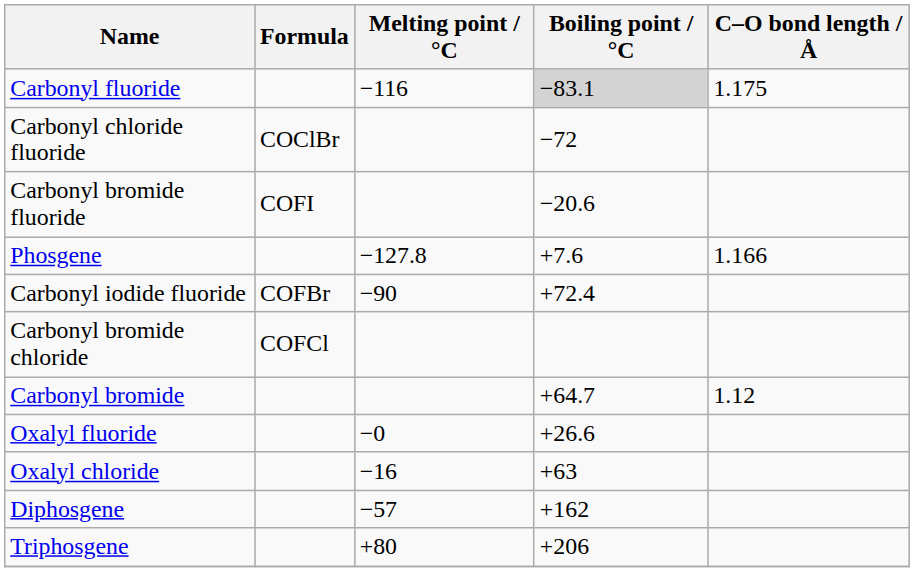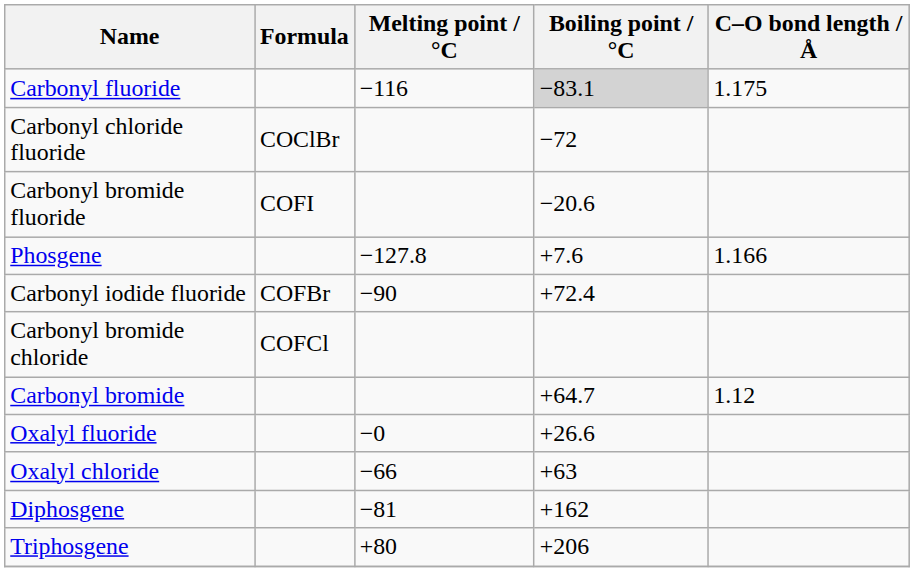(378, 470) −16 -> (378, 470) −66
(378, 508) −57 -> (378, 508) −81
